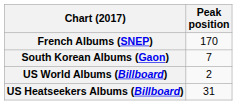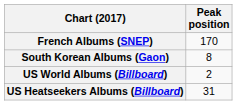(209, 58) 7 -> (209, 58) 8
